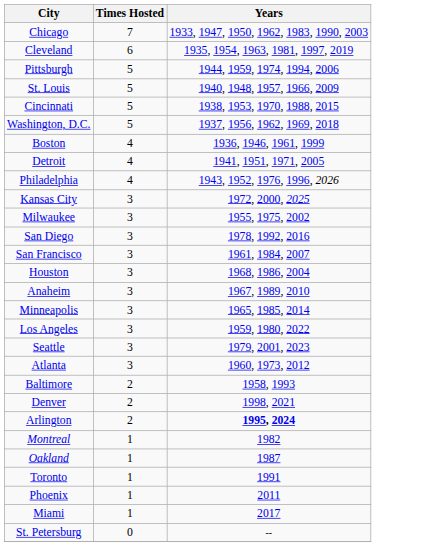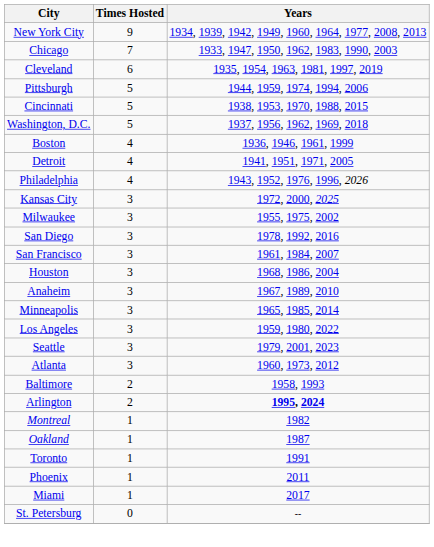+ row: (49, 32)
- row: (49, 87)
- row: (49, 402)
